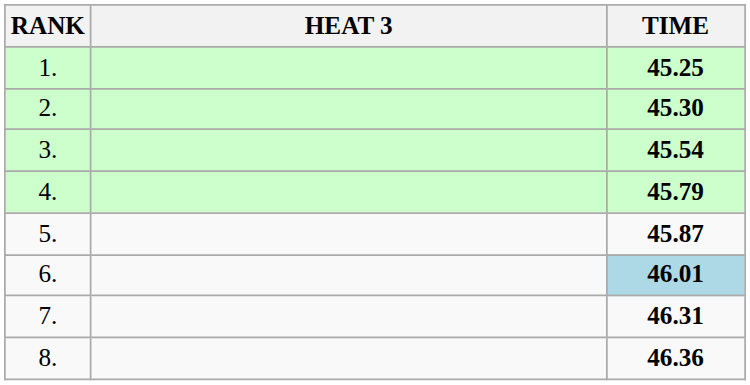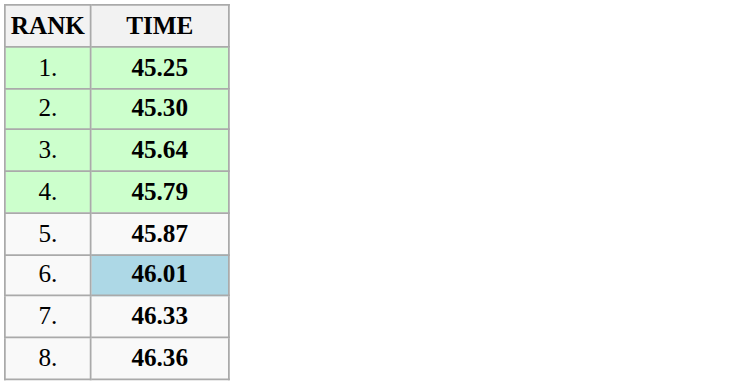- column: (349, 25)
(676, 150) 45.54 -> (160, 150) 45.64
(676, 316) 46.31 -> (160, 316) 46.33
